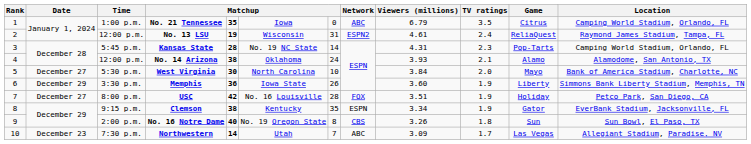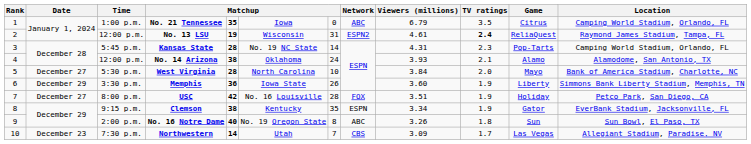(485, 35) normal -> (485, 35) bold
(232, 72) 30 -> (232, 72) 28
(358, 121) CBS -> (358, 121) ABC
(358, 133) ABC -> (358, 133) CBS
